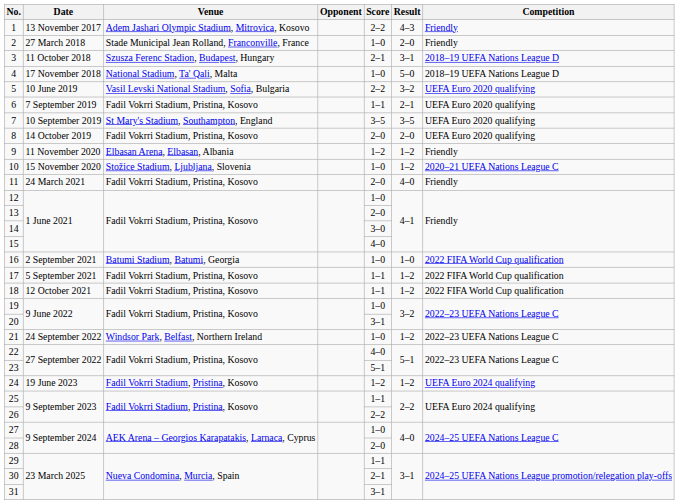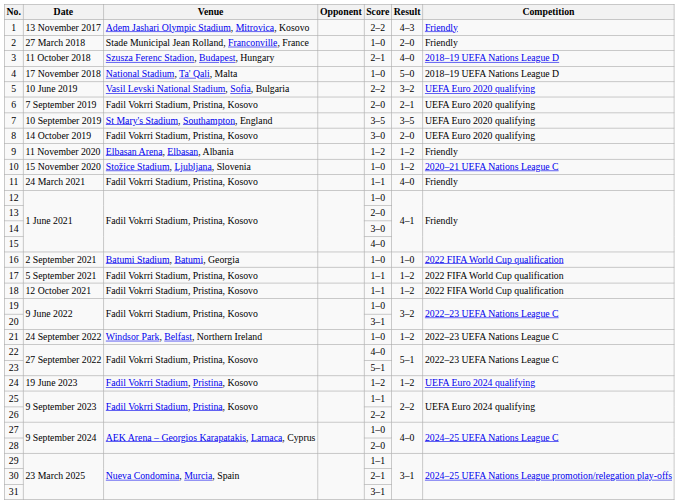(407, 58) 3–1 -> (407, 58) 4–0
(378, 105) 1–1 -> (378, 105) 2–0
(378, 136) 2–0 -> (378, 136) 3–0
(378, 182) 2–0 -> (378, 182) 1–1
